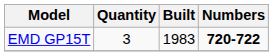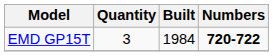(179, 39) 1983 -> (179, 39) 1984
